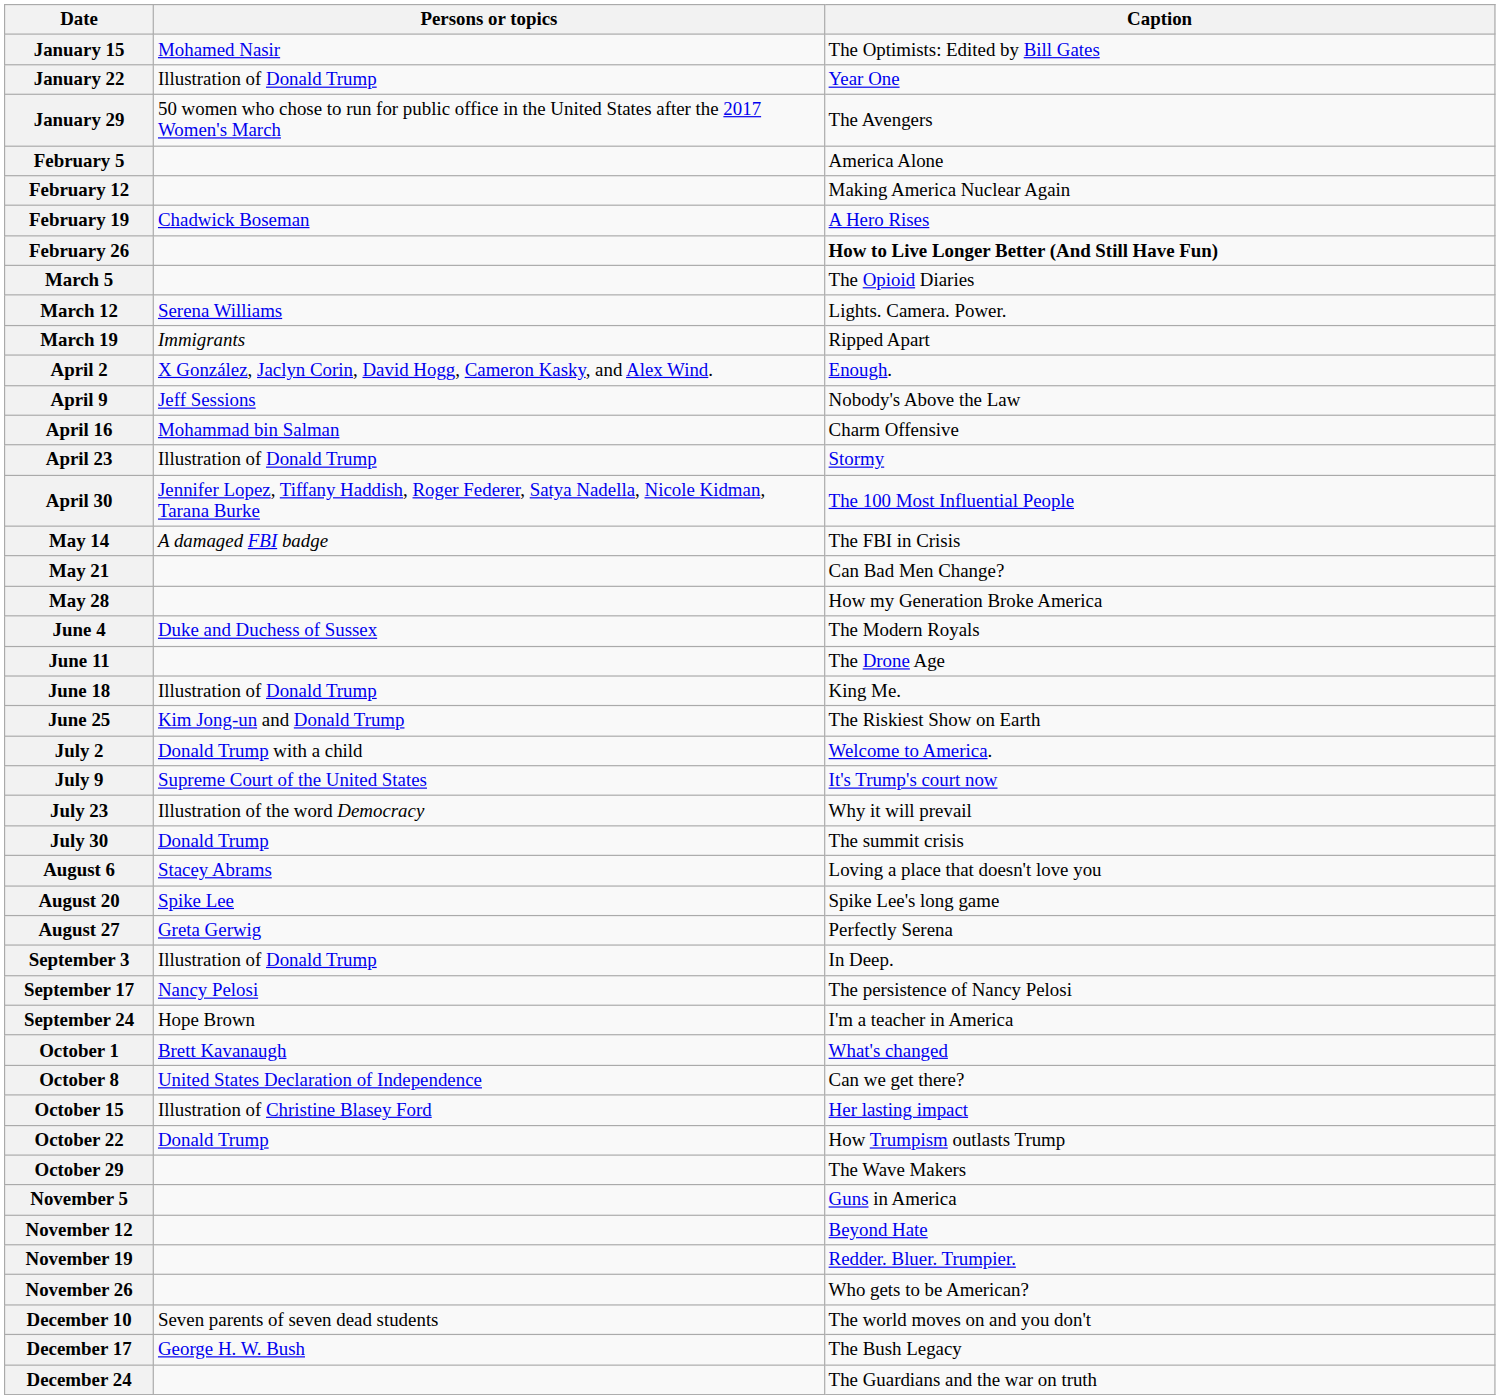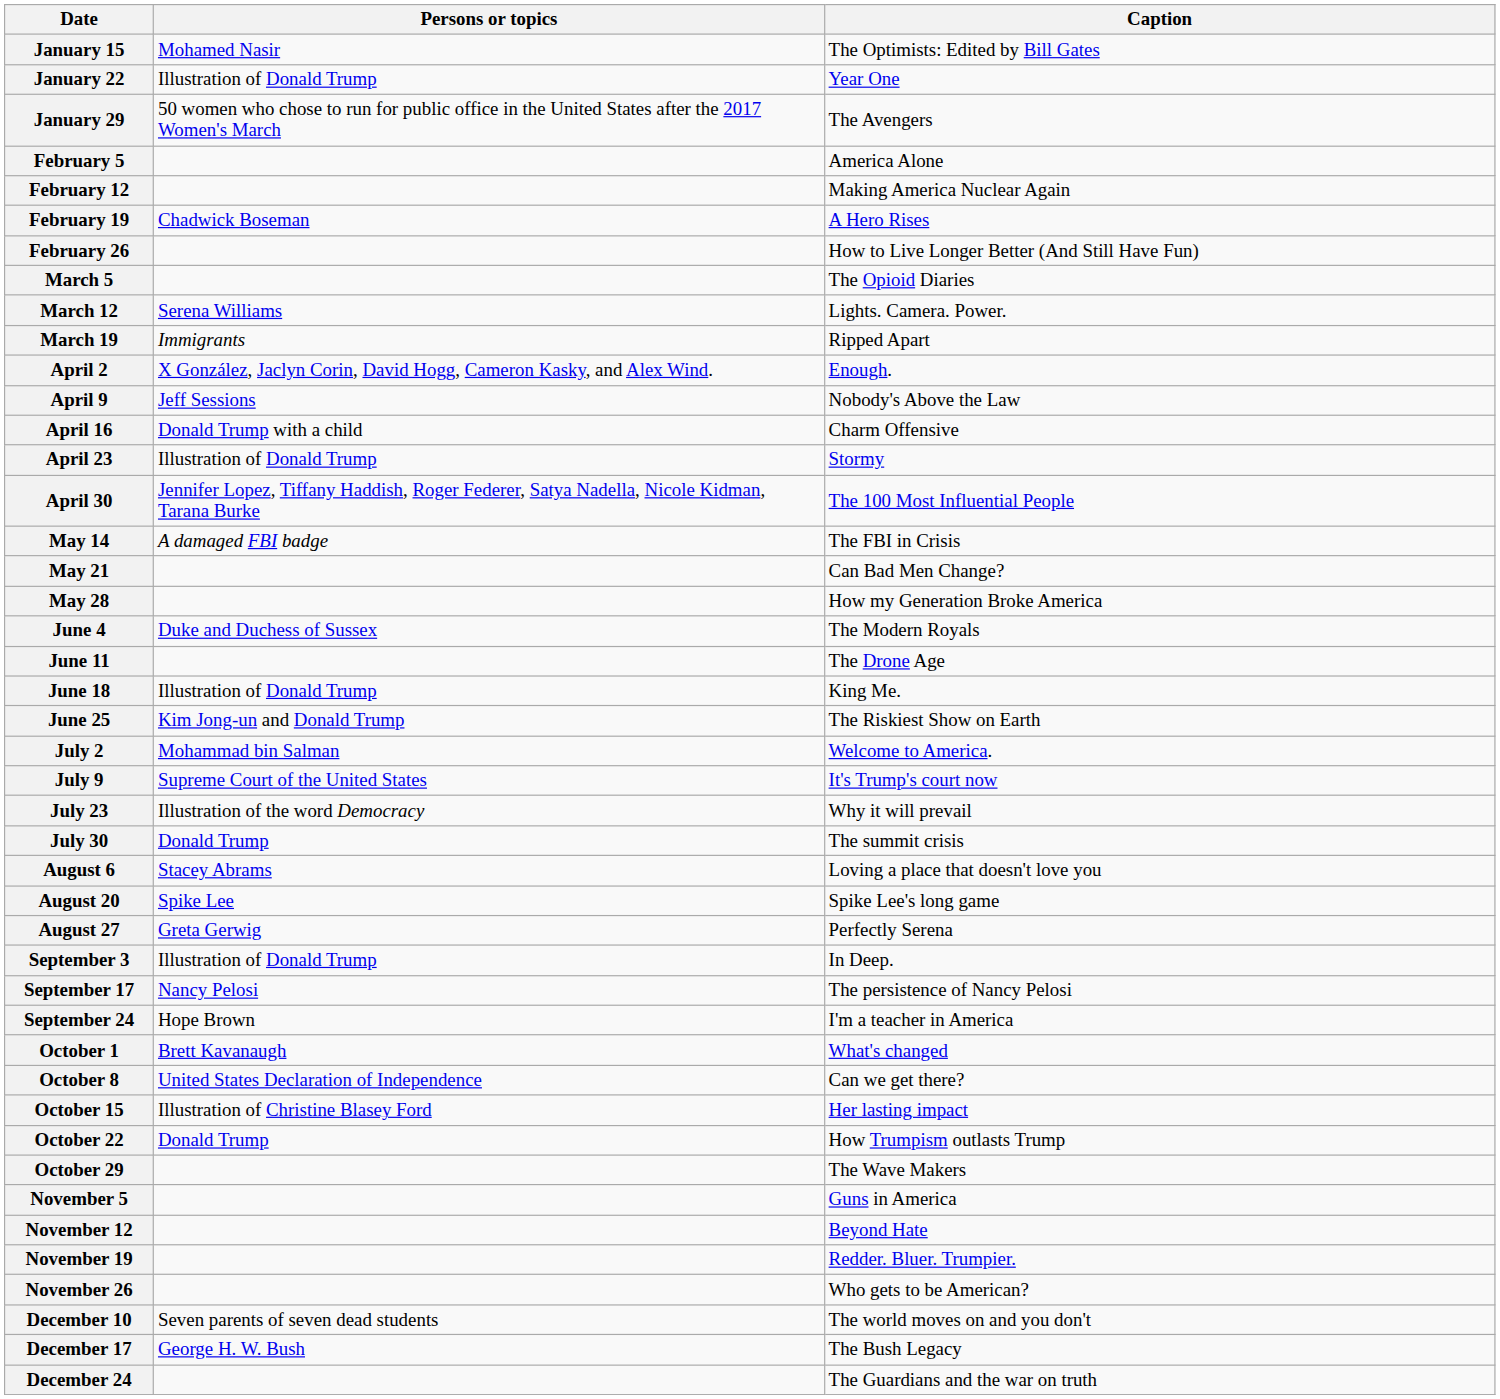(1023, 250) bold -> (1014, 250) normal
(249, 429) Mohammad bin Salman -> (260, 429) Donald Trump with a child
(260, 750) Donald Trump with a child -> (249, 750) Mohammad bin Salman
